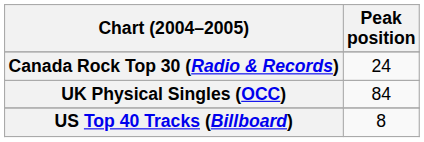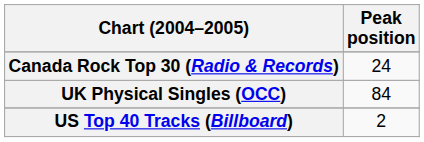(381, 121) 8 -> (381, 121) 2
